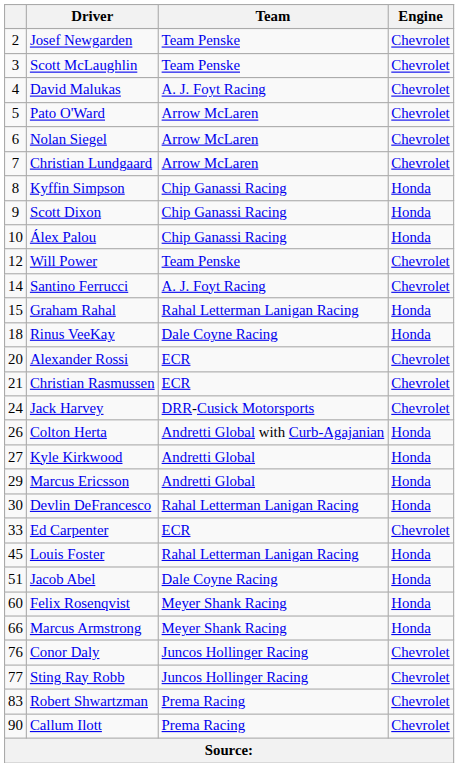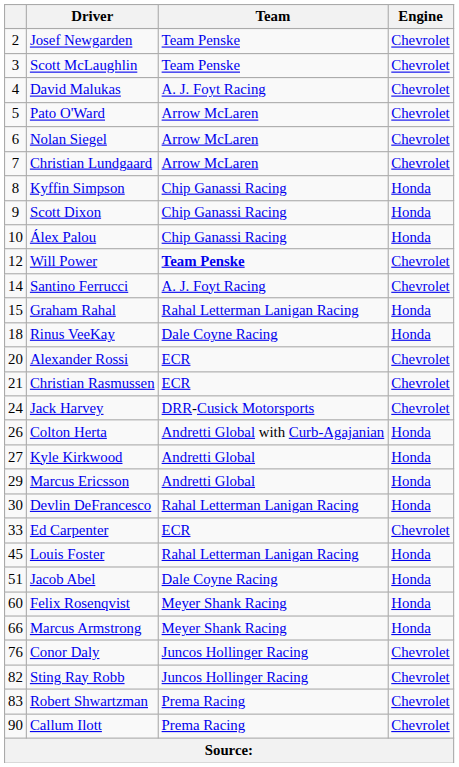(201, 260) normal -> (203, 260) bold
(15, 676) 77 -> (15, 676) 82
